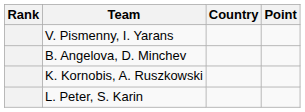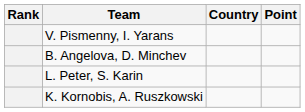rows swapped: (124, 76) <-> (94, 96)
